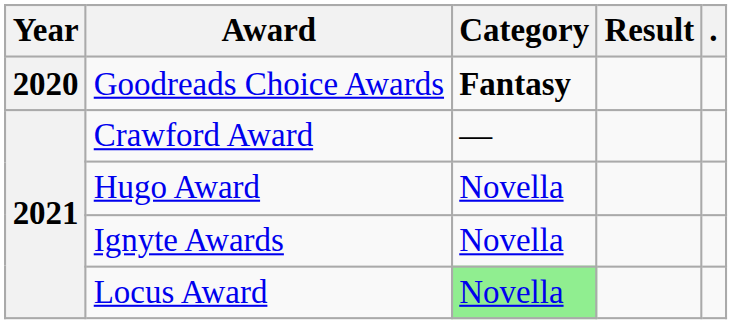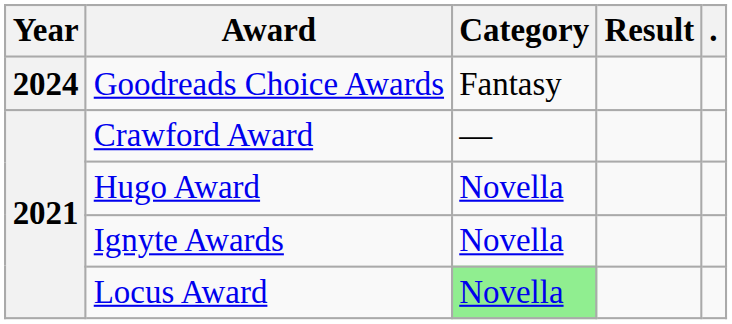(46, 82) 2020 -> (46, 82) 2024
(515, 82) bold -> (511, 82) normal
